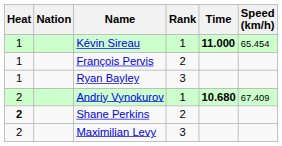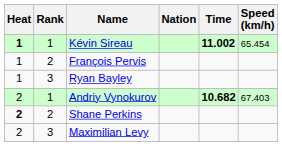columns swapped: (183, 19) <-> (54, 19)
(19, 43) normal -> (19, 43) bold
(218, 43) 11.000 -> (218, 43) 11.002
(219, 97) 10.680 -> (219, 97) 10.682
(255, 97) 67.409 -> (255, 97) 67.403
